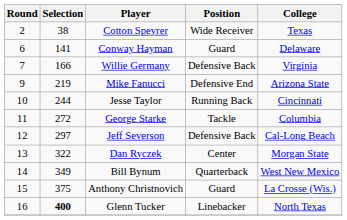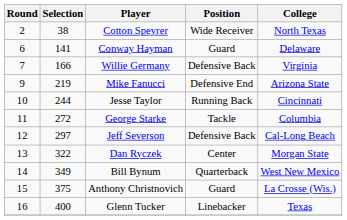(300, 31) Texas -> (300, 31) North Texas
(63, 206) bold -> (63, 206) normal
(300, 206) North Texas -> (300, 206) Texas
